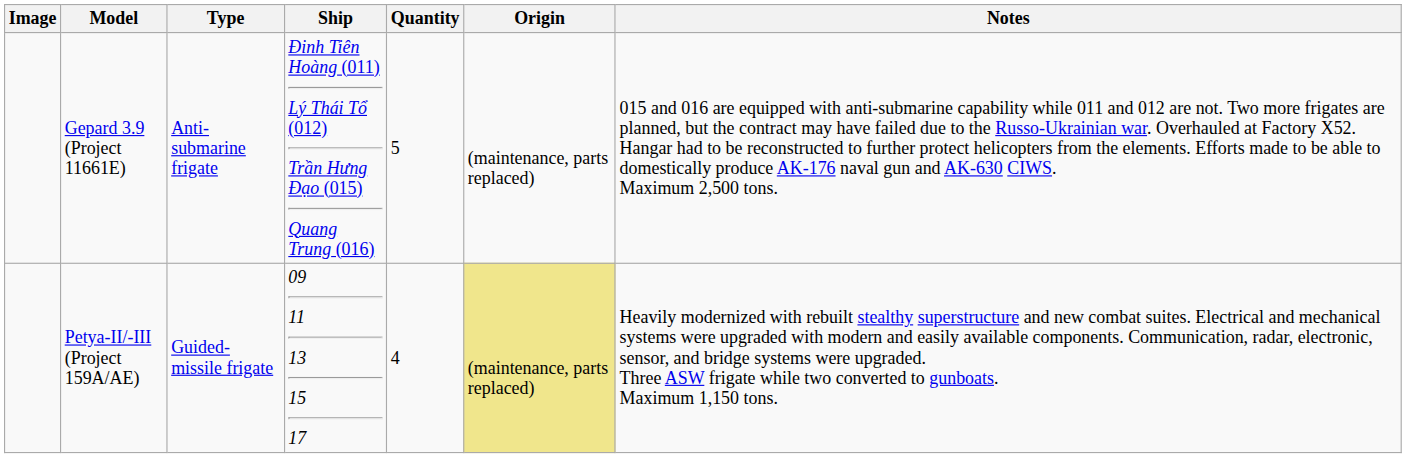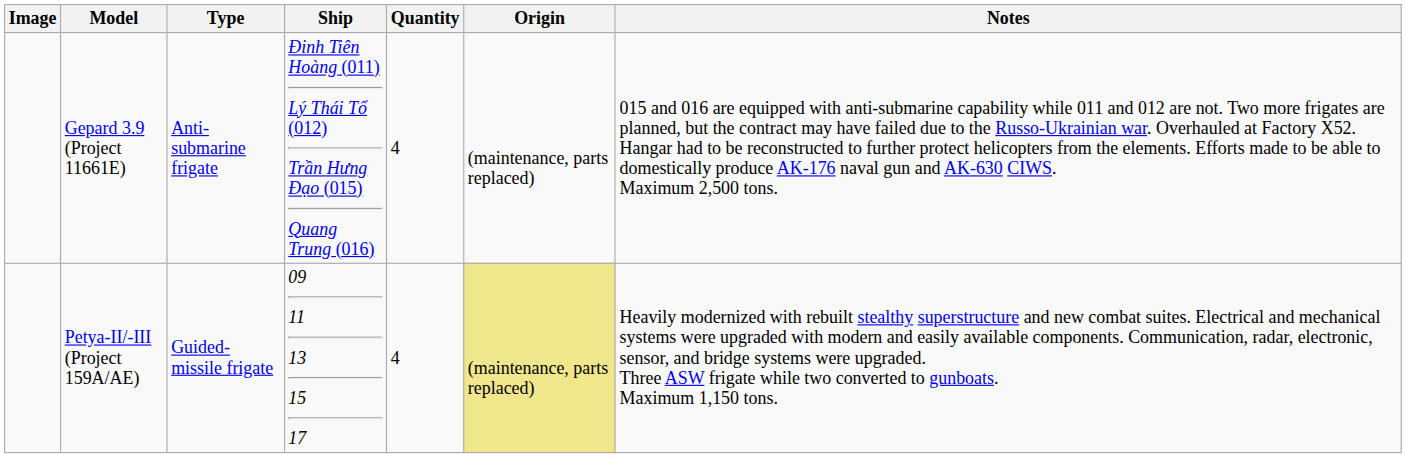(395, 147) 5 -> (395, 147) 4
